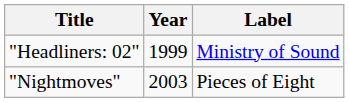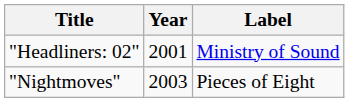(168, 50) 1999 -> (168, 50) 2001
